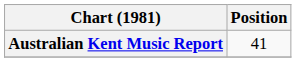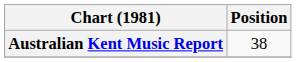(259, 43) 41 -> (259, 43) 38
